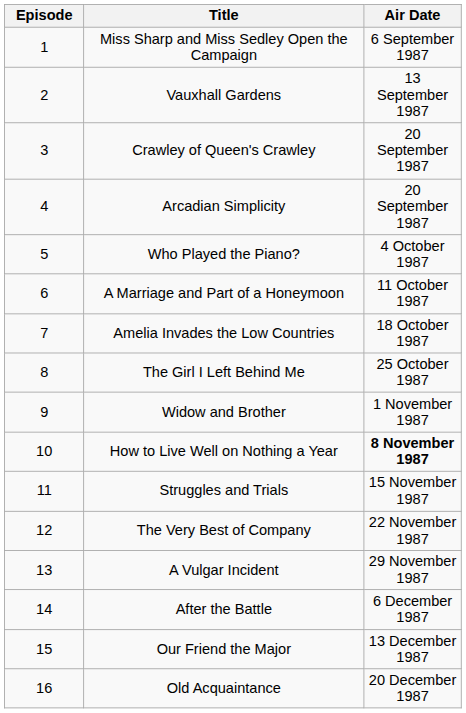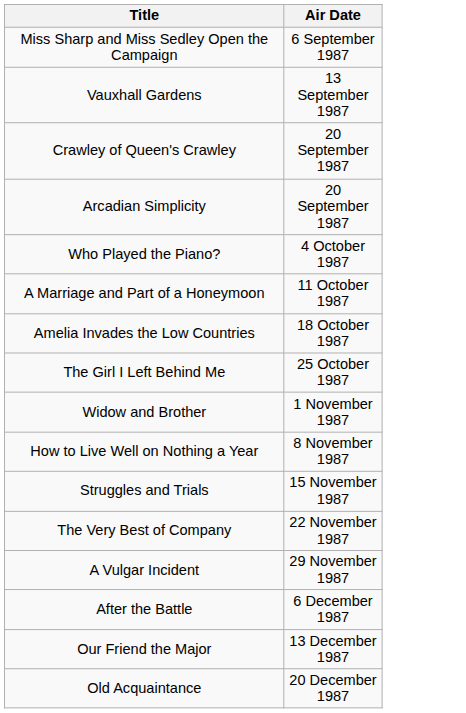- column: (44, 16)
(413, 451) bold -> (333, 451) normal
